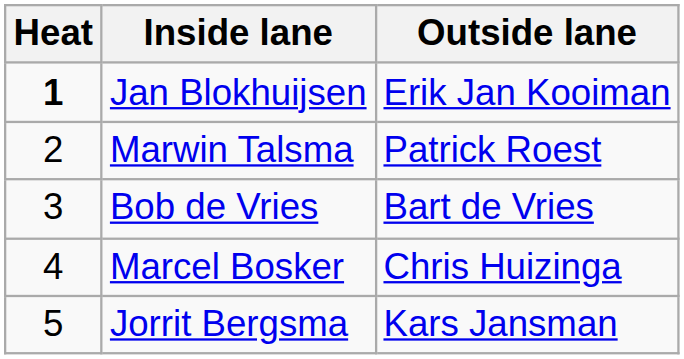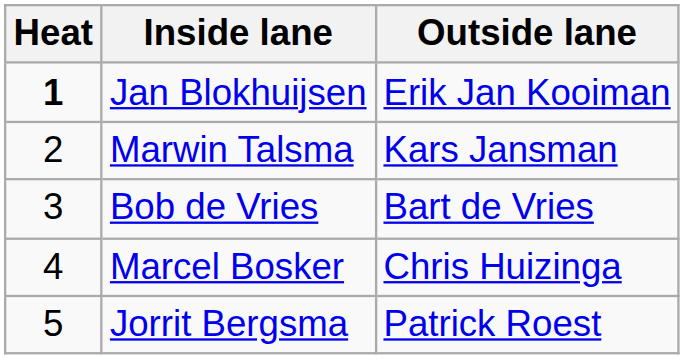(492, 149) Patrick Roest -> (501, 149) Kars Jansman
(501, 324) Kars Jansman -> (492, 324) Patrick Roest
